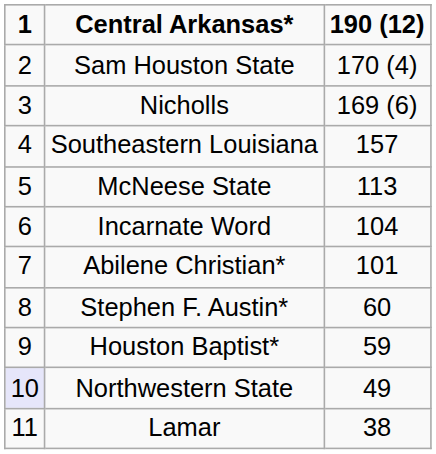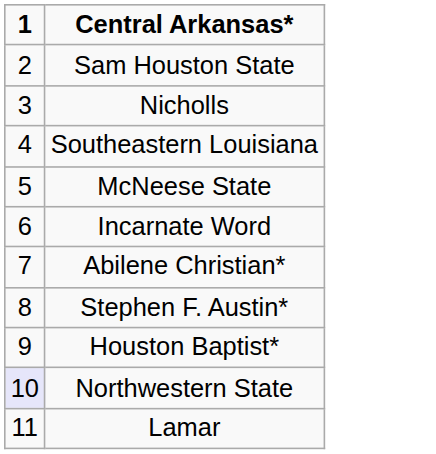- column: (377, 24)
